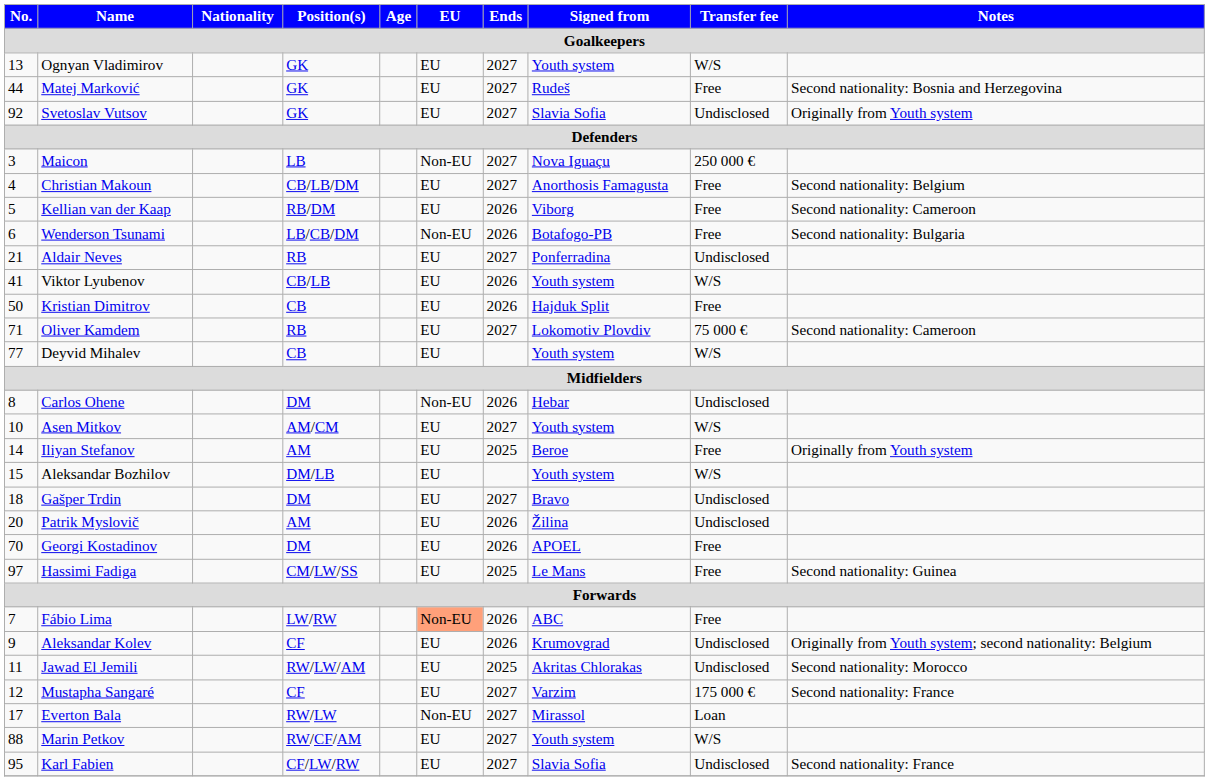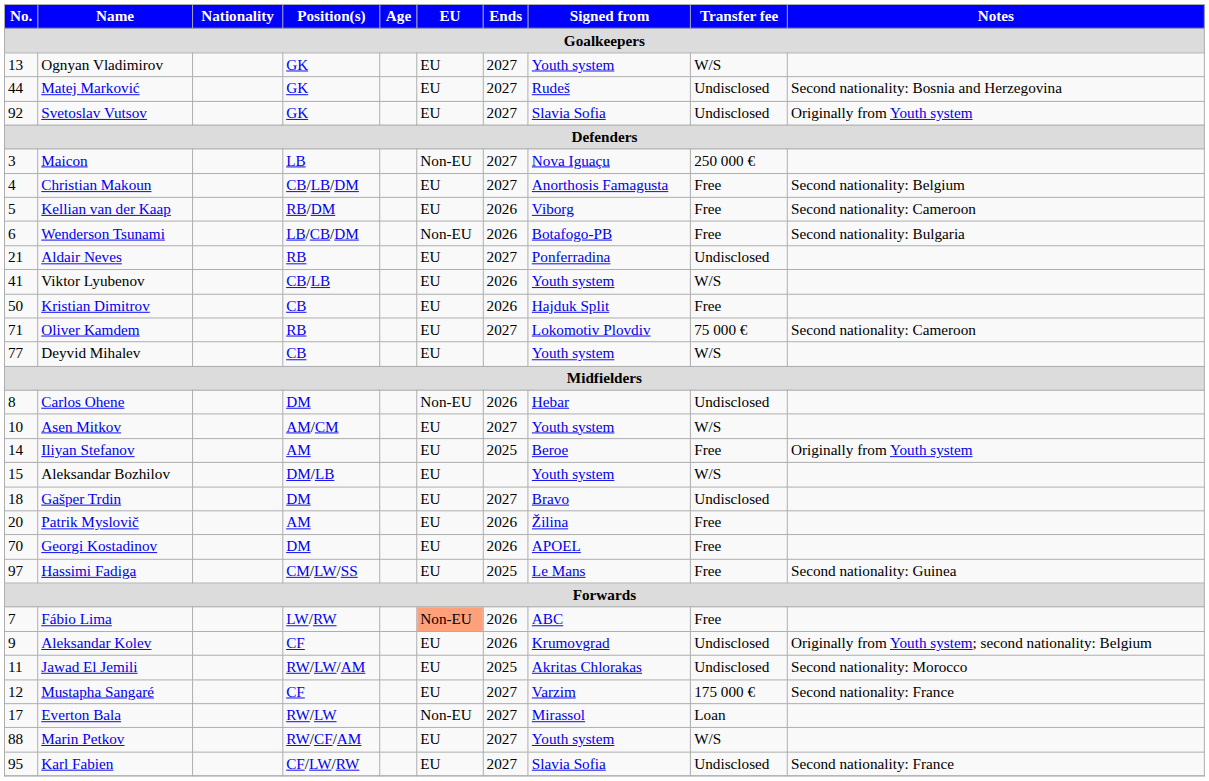(708, 88) Free -> (732, 88) Undisclosed
(732, 522) Undisclosed -> (708, 522) Free
